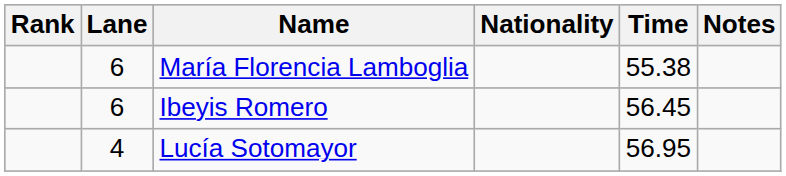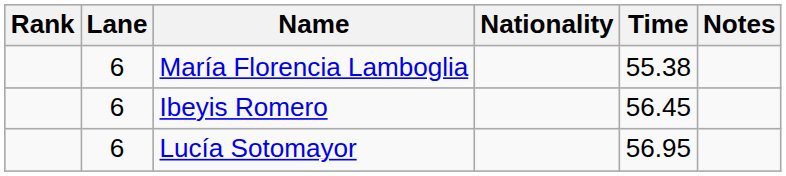(117, 149) 4 -> (117, 149) 6
